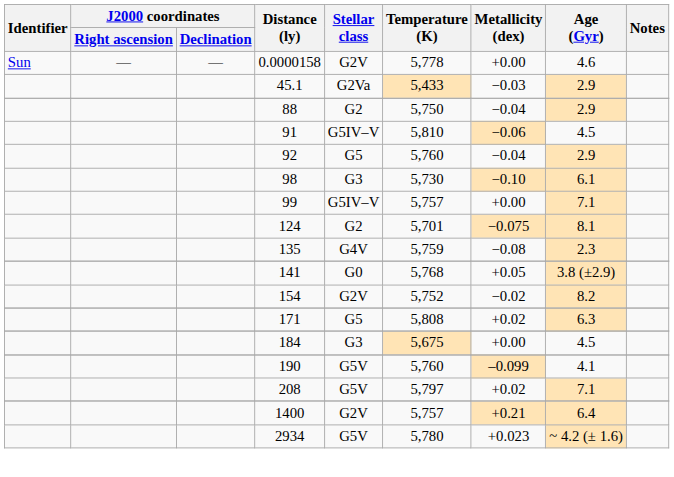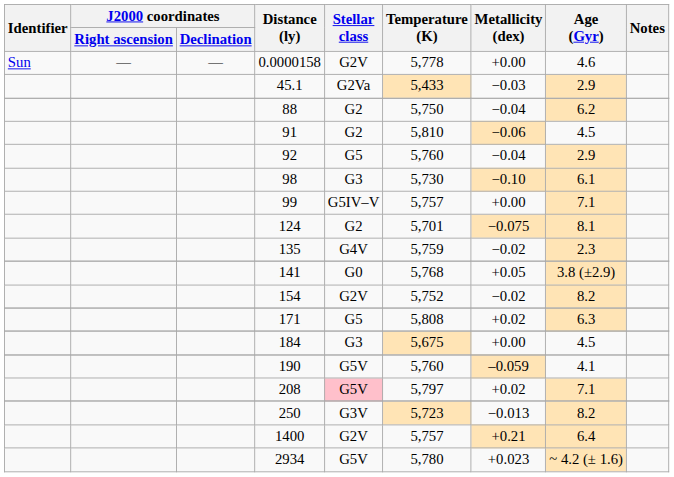(586, 109) 2.9 -> (586, 109) 6.2
(354, 132) G5IV–V -> (354, 132) G2
(509, 249) −0.08 -> (509, 249) −0.02
(509, 366) –0.099 -> (509, 366) –0.059
(354, 389) no background -> (354, 389) pink background
+ row: (290, 413)
